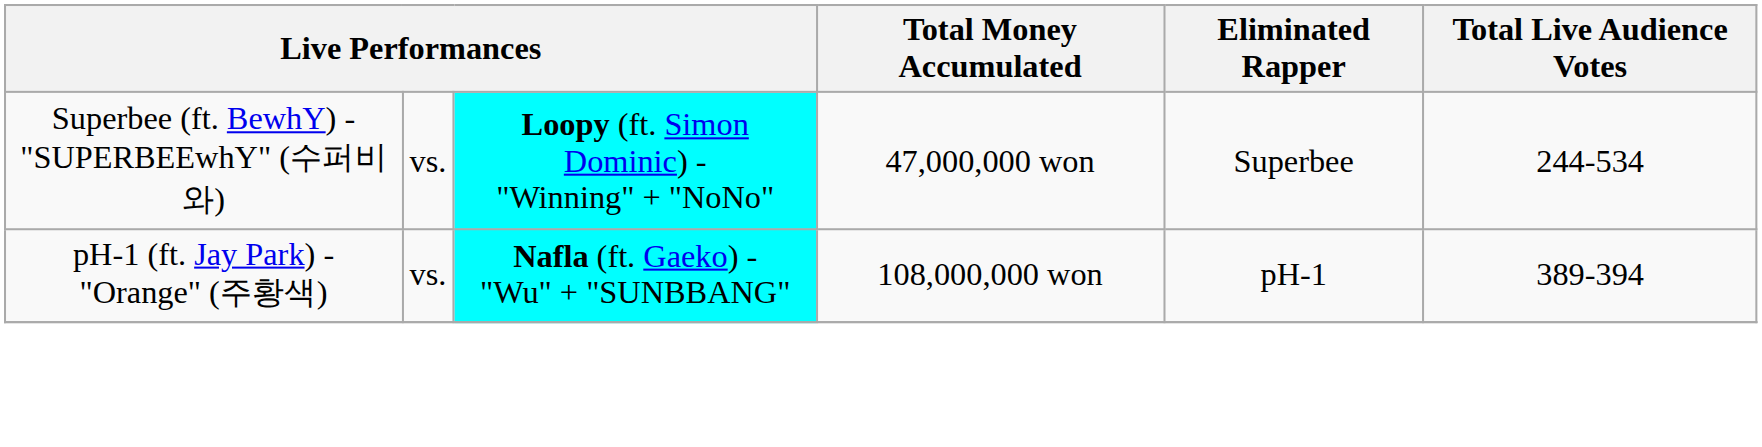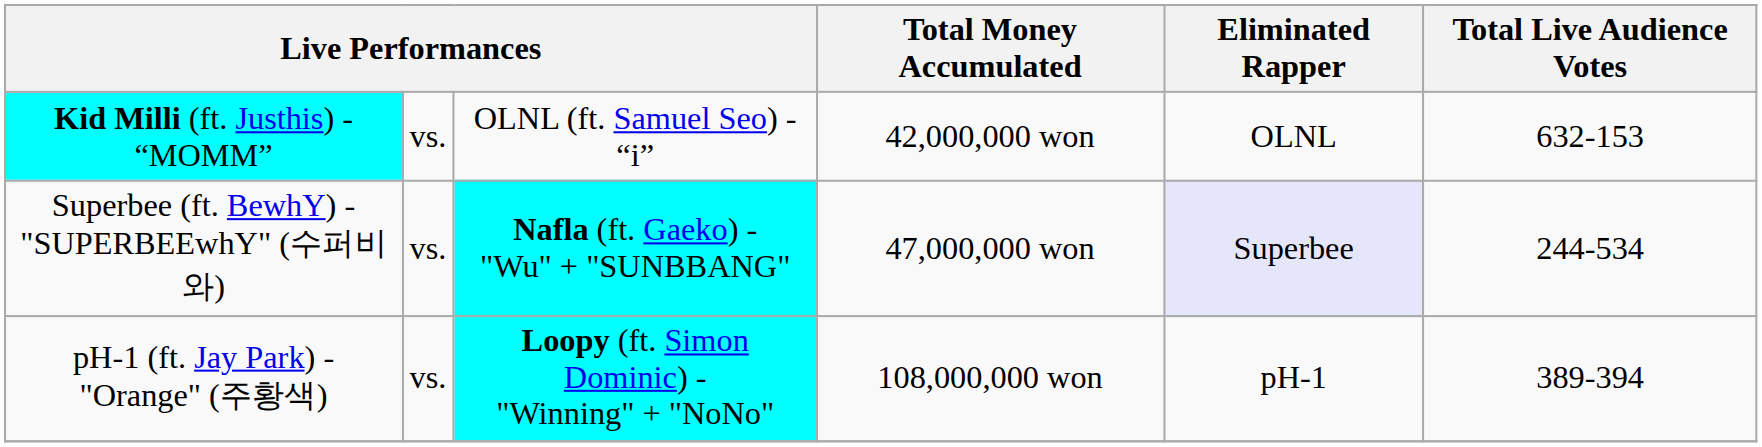+ row: (204, 135)
(635, 160) Loopy (ft. Simon Dominic) - "Winning" + "NoNo" -> (635, 247) Nafla (ft. Gaeko) - "Wu" + "SUNBBANG"
(1294, 160) no background -> (1294, 247) lavender background
(635, 275) Nafla (ft. Gaeko) - "Wu" + "SUNBBANG" -> (635, 377) Loopy (ft. Simon Dominic) - "Winning" + "NoNo"
